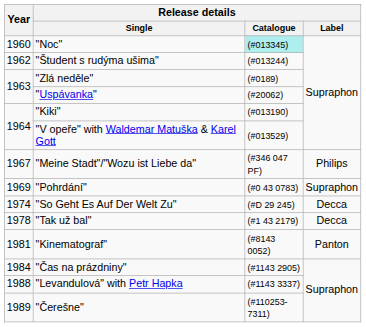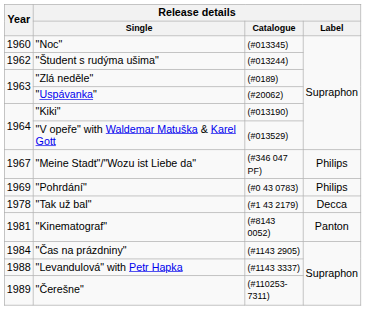(268, 44) paleturquoise background -> (268, 44) no background
(332, 187) Supraphon -> (332, 187) Philips
- row: (106, 204)
